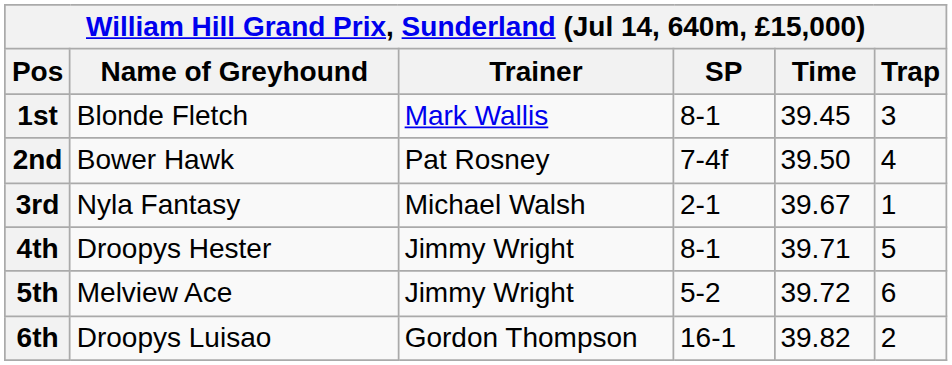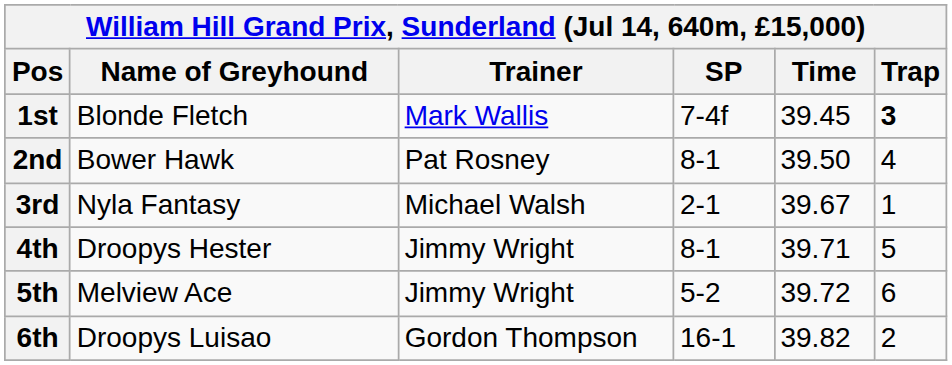(700, 115) 8-1 -> (704, 115) 7-4f
(889, 115) normal -> (889, 115) bold
(704, 159) 7-4f -> (700, 159) 8-1
